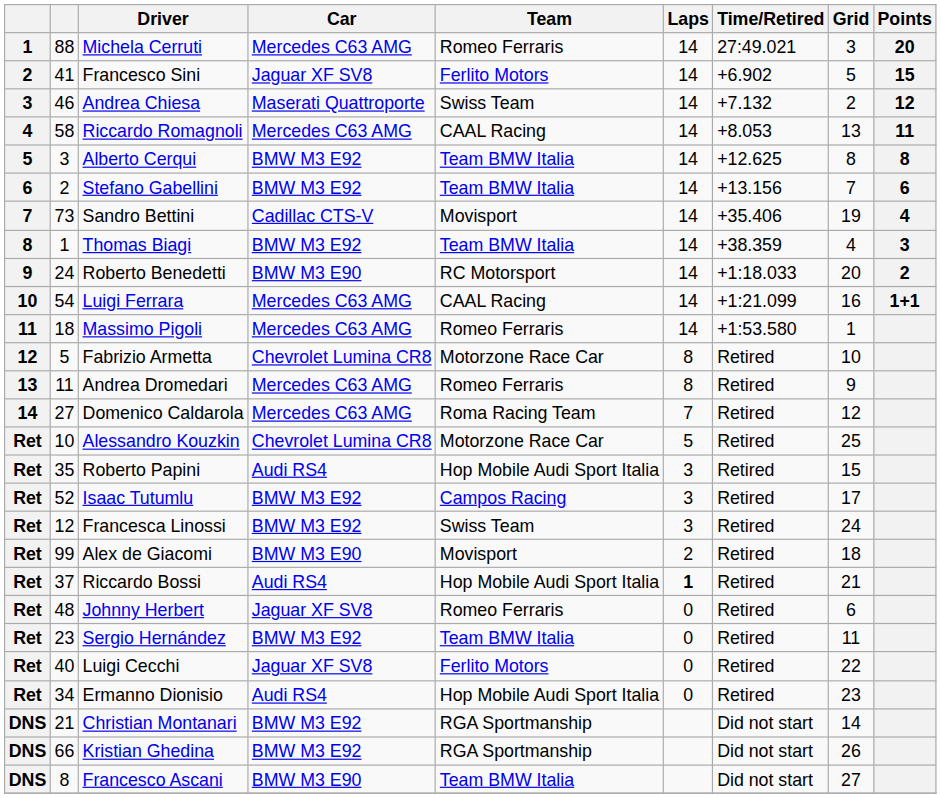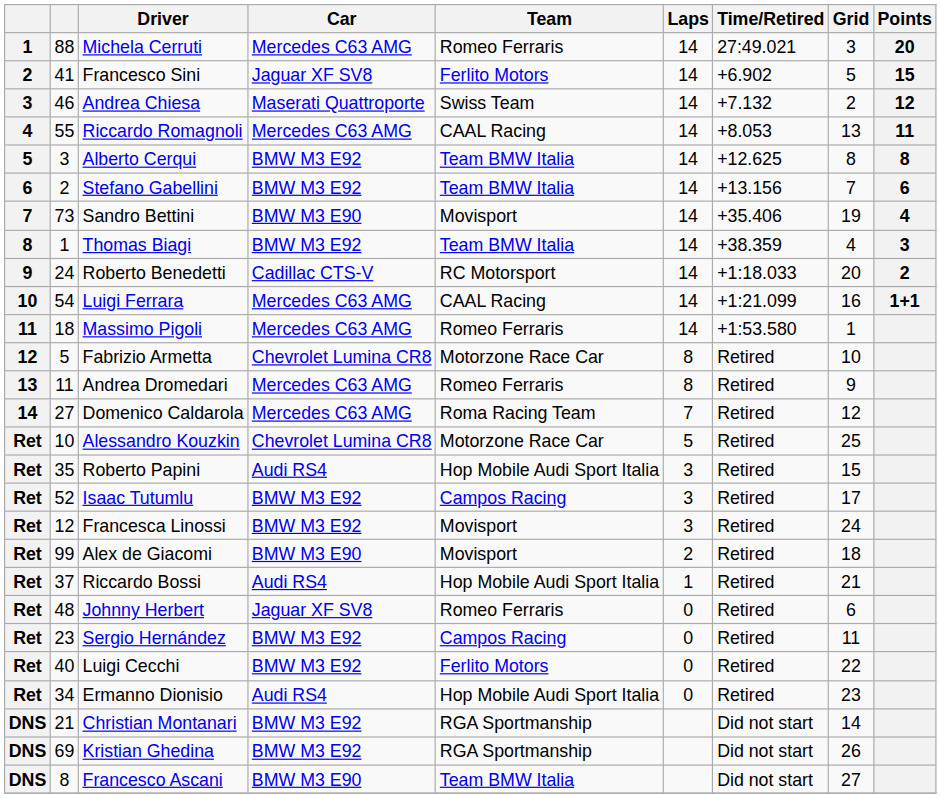(64, 131) 58 -> (64, 131) 55
(313, 216) Cadillac CTS-V -> (307, 216) BMW M3 E90
(307, 272) BMW M3 E90 -> (313, 272) Cadillac CTS-V
(487, 526) Swiss Team -> (478, 526) Movisport
(688, 582) bold -> (688, 582) normal
(507, 638) Team BMW Italia -> (503, 638) Campos Racing
(312, 666) Jaguar XF SV8 -> (307, 666) BMW M3 E92
(64, 751) 66 -> (64, 751) 69
